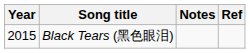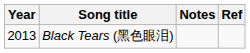(22, 36) 2015 -> (22, 36) 2013
